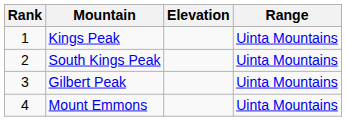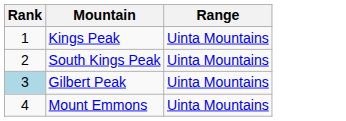- column: (198, 15)
(25, 82) no background -> (25, 82) lightblue background
